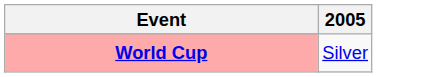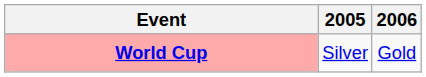+ column: (397, 19)
